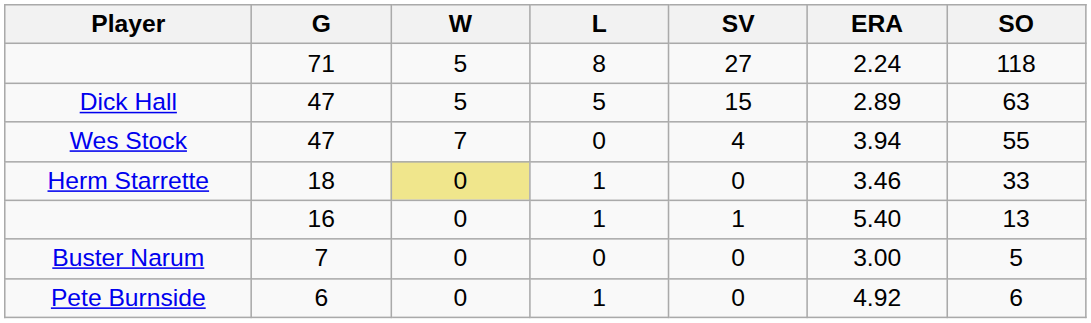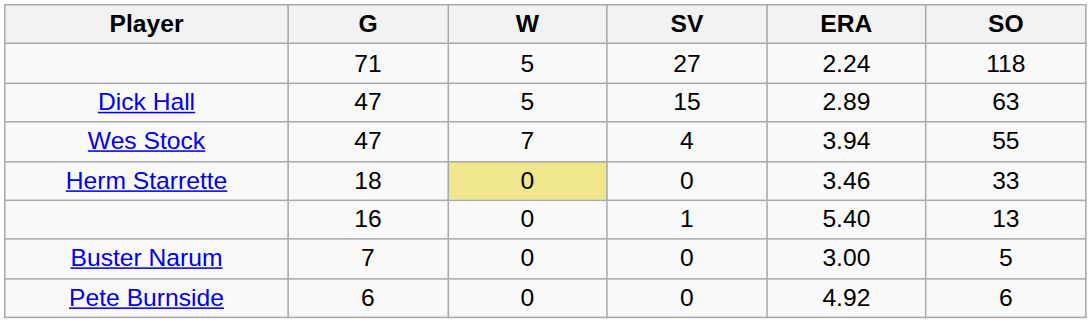- column: (599, 24)
